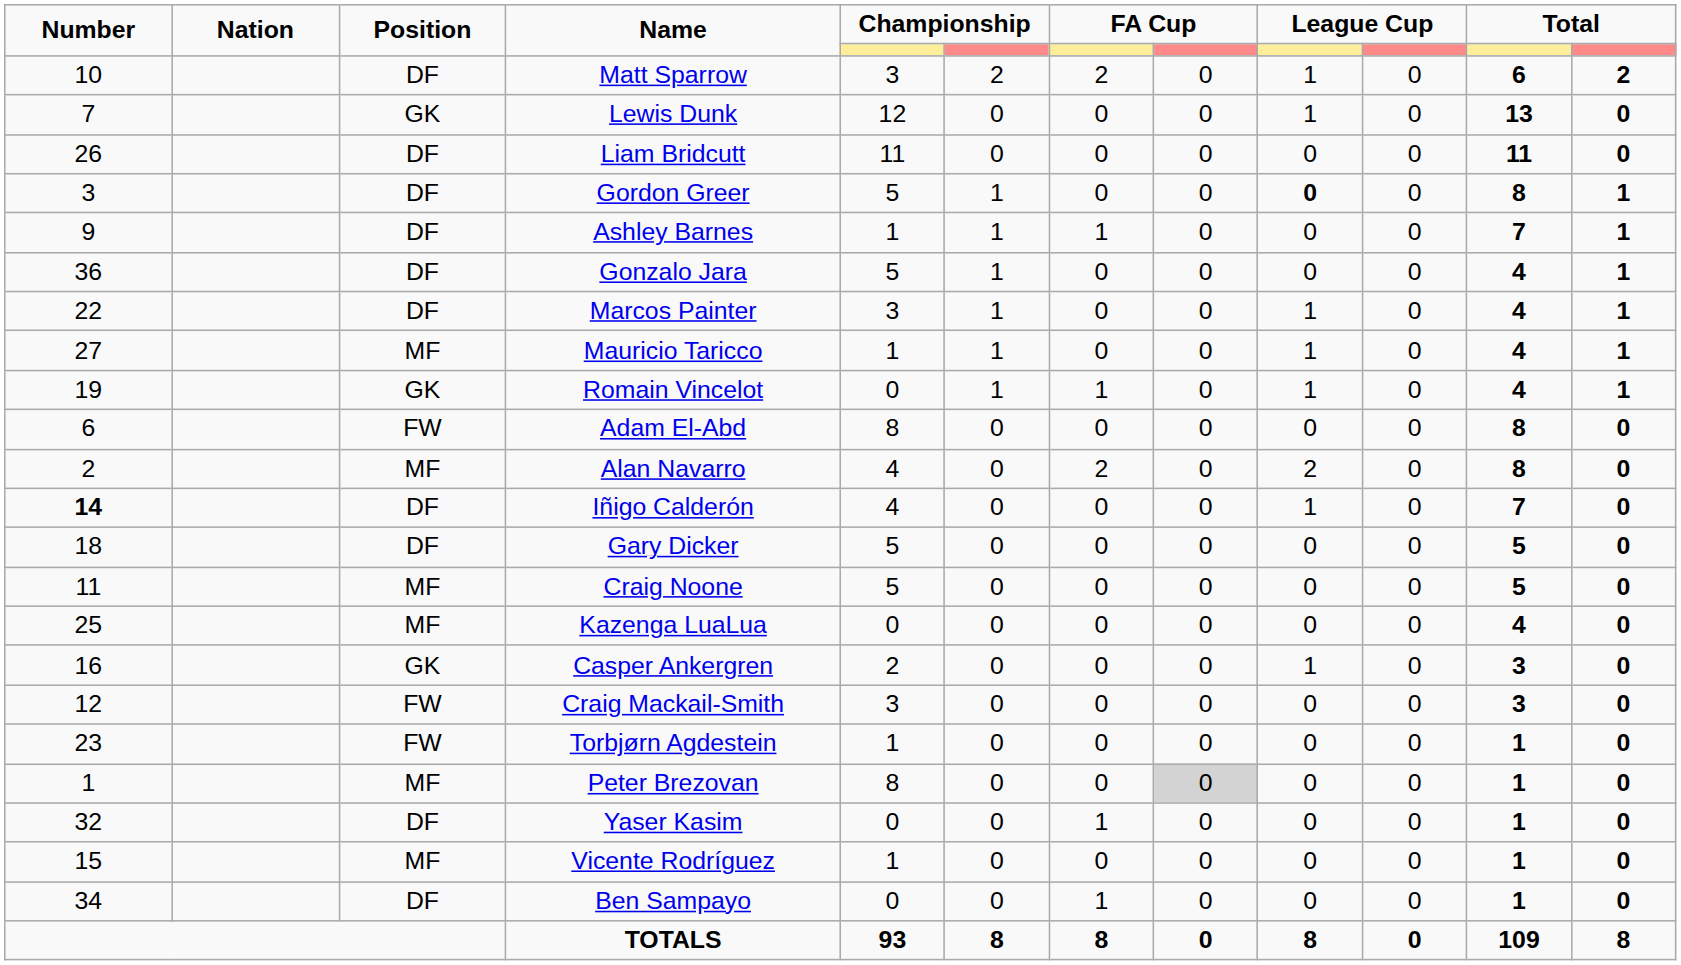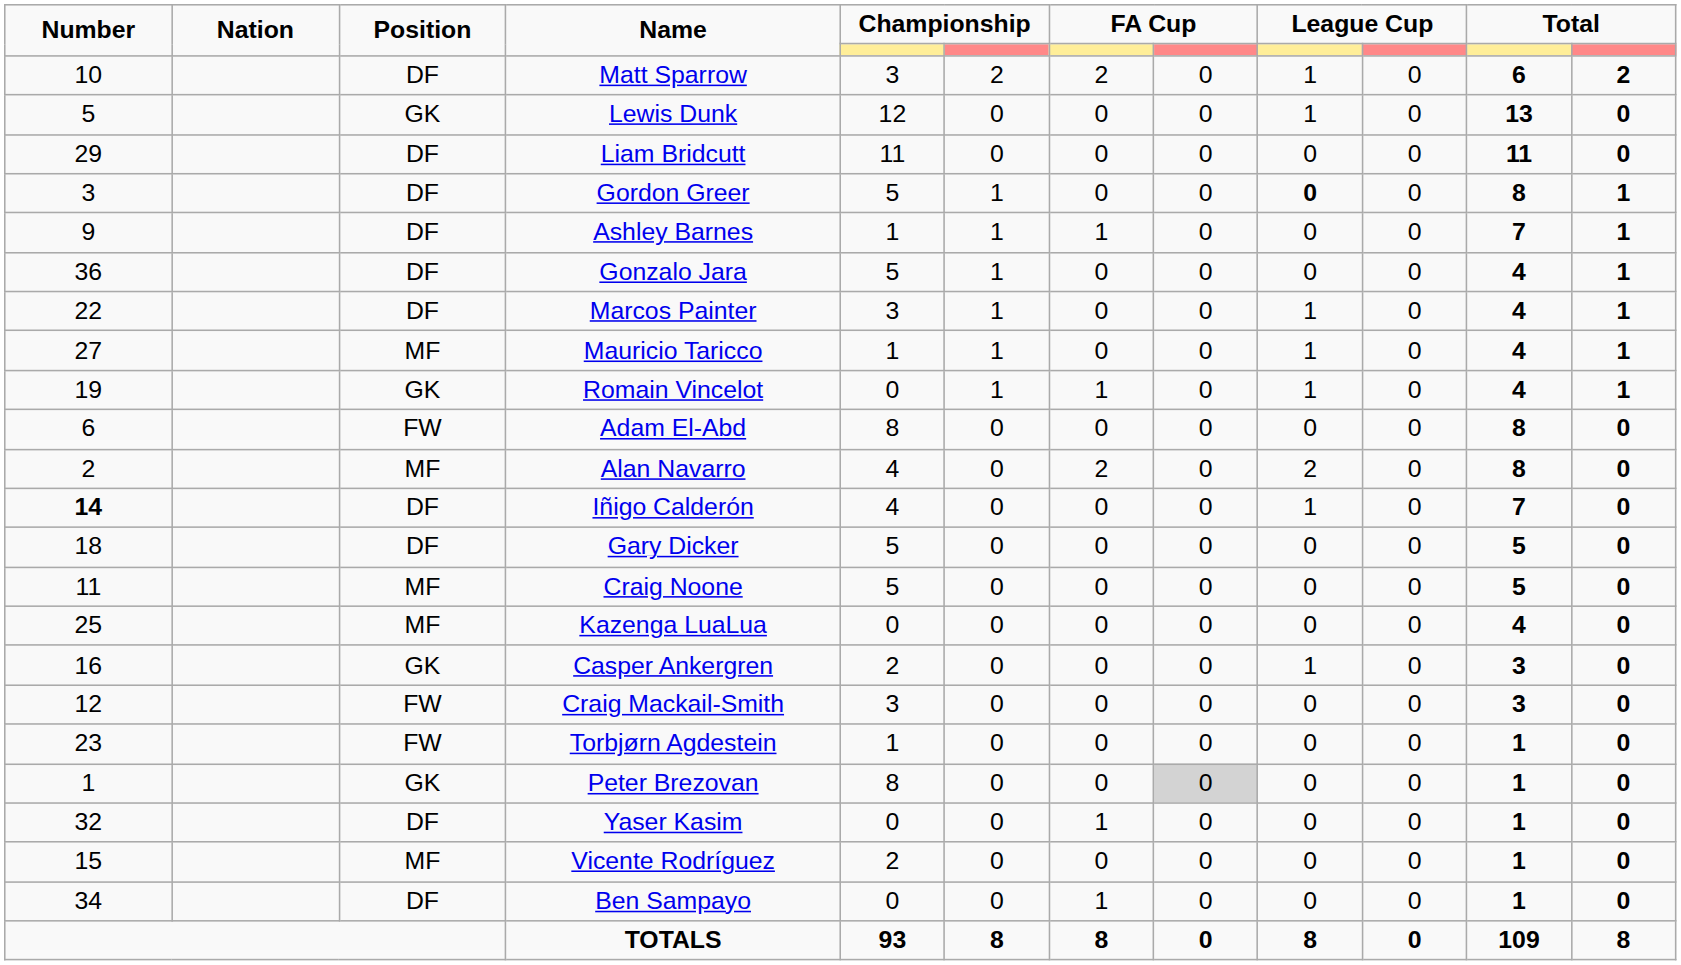(88, 114) 7 -> (88, 114) 5
(88, 153) 26 -> (88, 153) 29
(422, 782) MF -> (422, 782) GK
(892, 861) 1 -> (892, 861) 2
